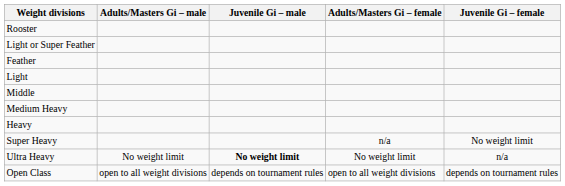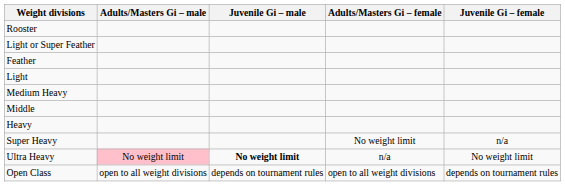rows swapped: (21, 92) <-> (37, 108)
(385, 141) n/a -> (385, 141) No weight limit
(502, 141) No weight limit -> (502, 141) n/a
(153, 157) no background -> (153, 157) pink background
(385, 157) No weight limit -> (385, 157) n/a
(502, 157) n/a -> (502, 157) No weight limit
